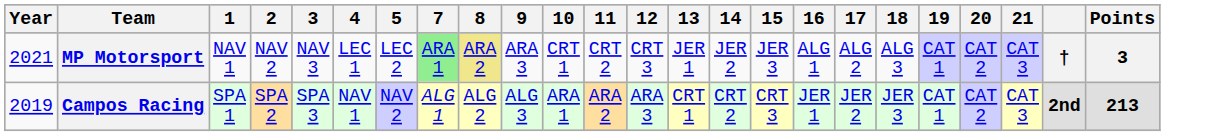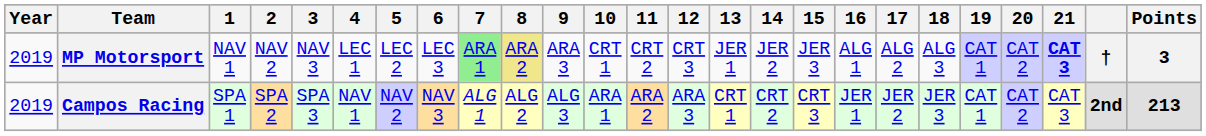+ column: (438, 19)
(31, 58) 2021 -> (31, 58) 2019
(1023, 58) normal -> (1064, 58) bold
